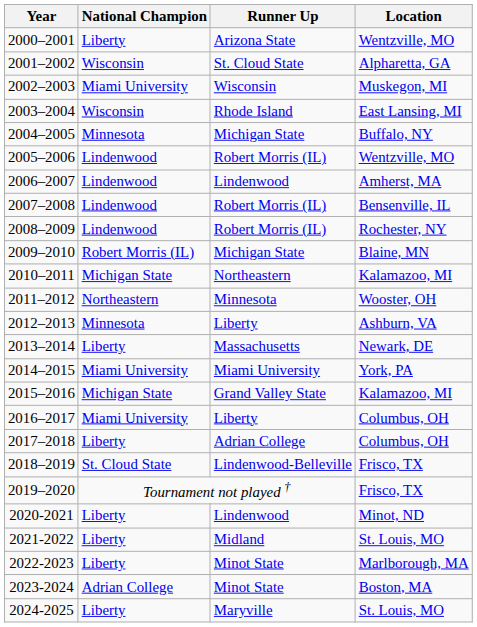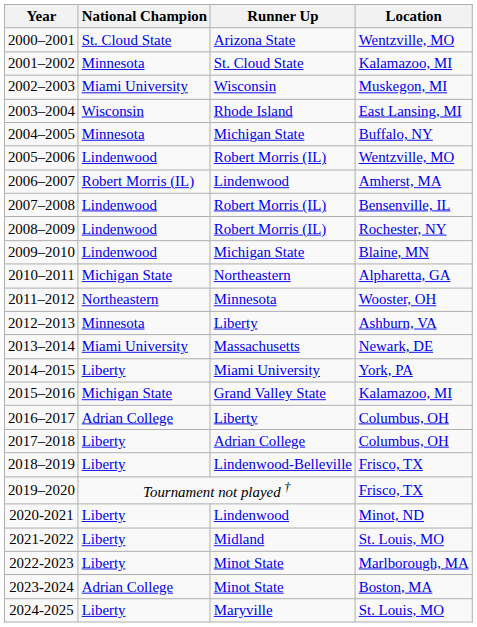(104, 39) Liberty -> (127, 39) St. Cloud State
(113, 63) Wisconsin -> (113, 63) Minnesota
(405, 63) Alpharetta, GA -> (405, 63) Kalamazoo, MI
(119, 181) Lindenwood -> (138, 181) Robert Morris (IL)
(138, 252) Robert Morris (IL) -> (119, 252) Lindenwood
(405, 275) Kalamazoo, MI -> (405, 275) Alpharetta, GA
(104, 346) Liberty -> (135, 346) Miami University
(135, 370) Miami University -> (104, 370) Liberty
(135, 417) Miami University -> (127, 417) Adrian College
(127, 464) St. Cloud State -> (104, 464) Liberty
